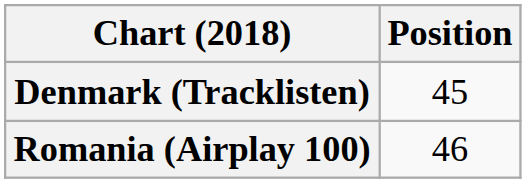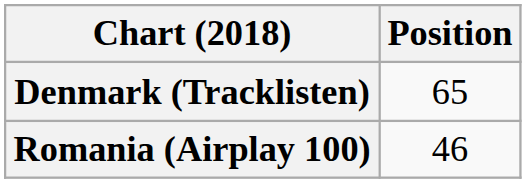(450, 90) 45 -> (450, 90) 65
